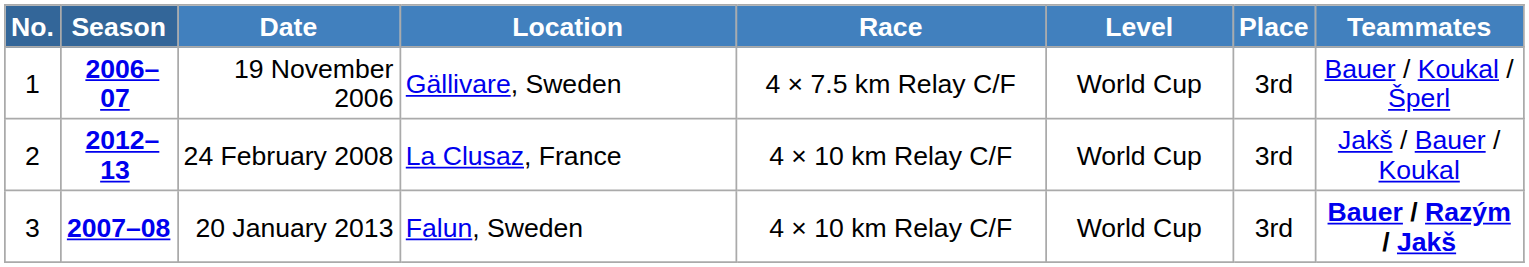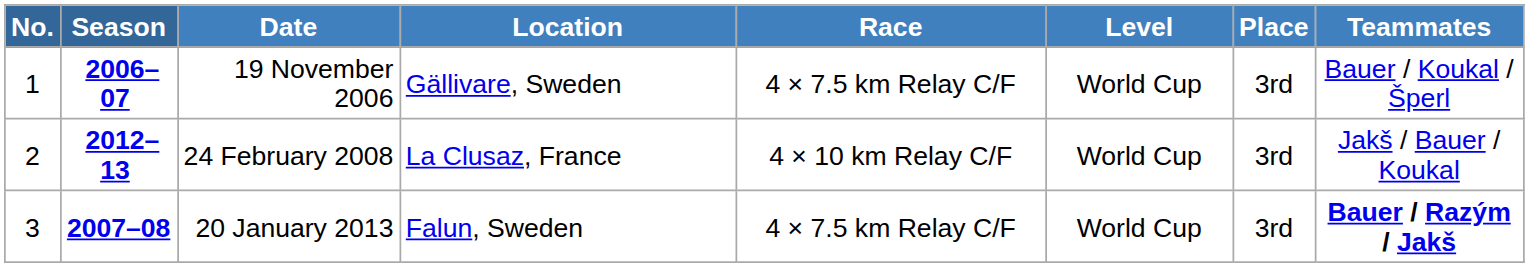(891, 227) 4 × 10 km Relay C/F -> (891, 227) 4 × 7.5 km Relay C/F
